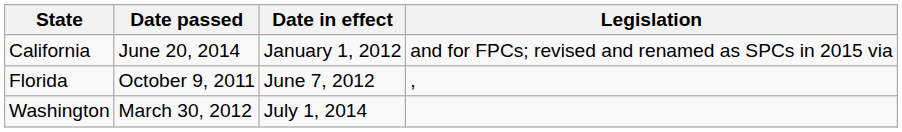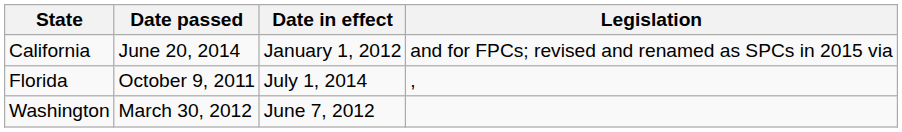(319, 80) June 7, 2012 -> (315, 80) July 1, 2014
(315, 111) July 1, 2014 -> (319, 111) June 7, 2012
